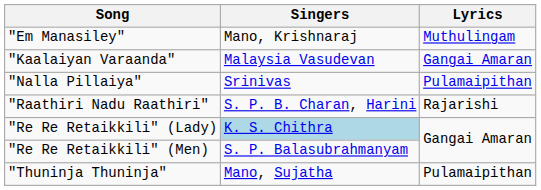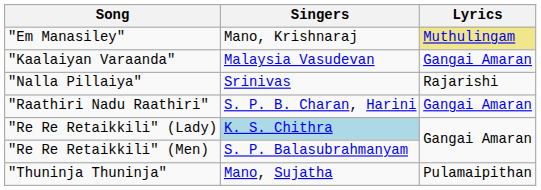(469, 39) no background -> (469, 39) khaki background
(478, 84) Pulamaipithan -> (461, 84) Rajarishi
(461, 106) Rajarishi -> (478, 106) Gangai Amaran
